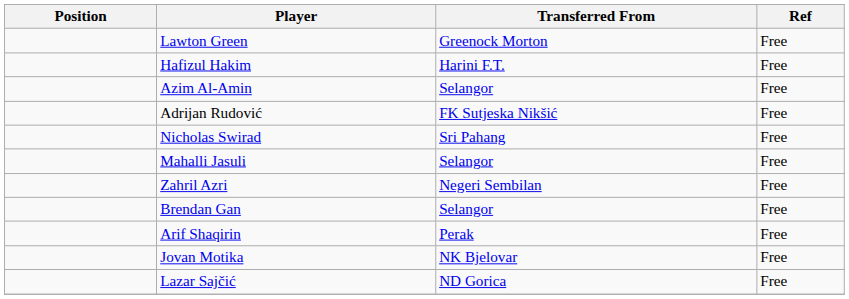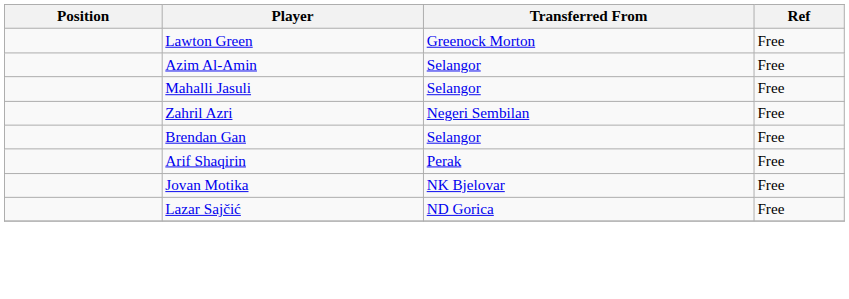- row: (206, 64)
- row: (211, 112)
- row: (211, 137)
